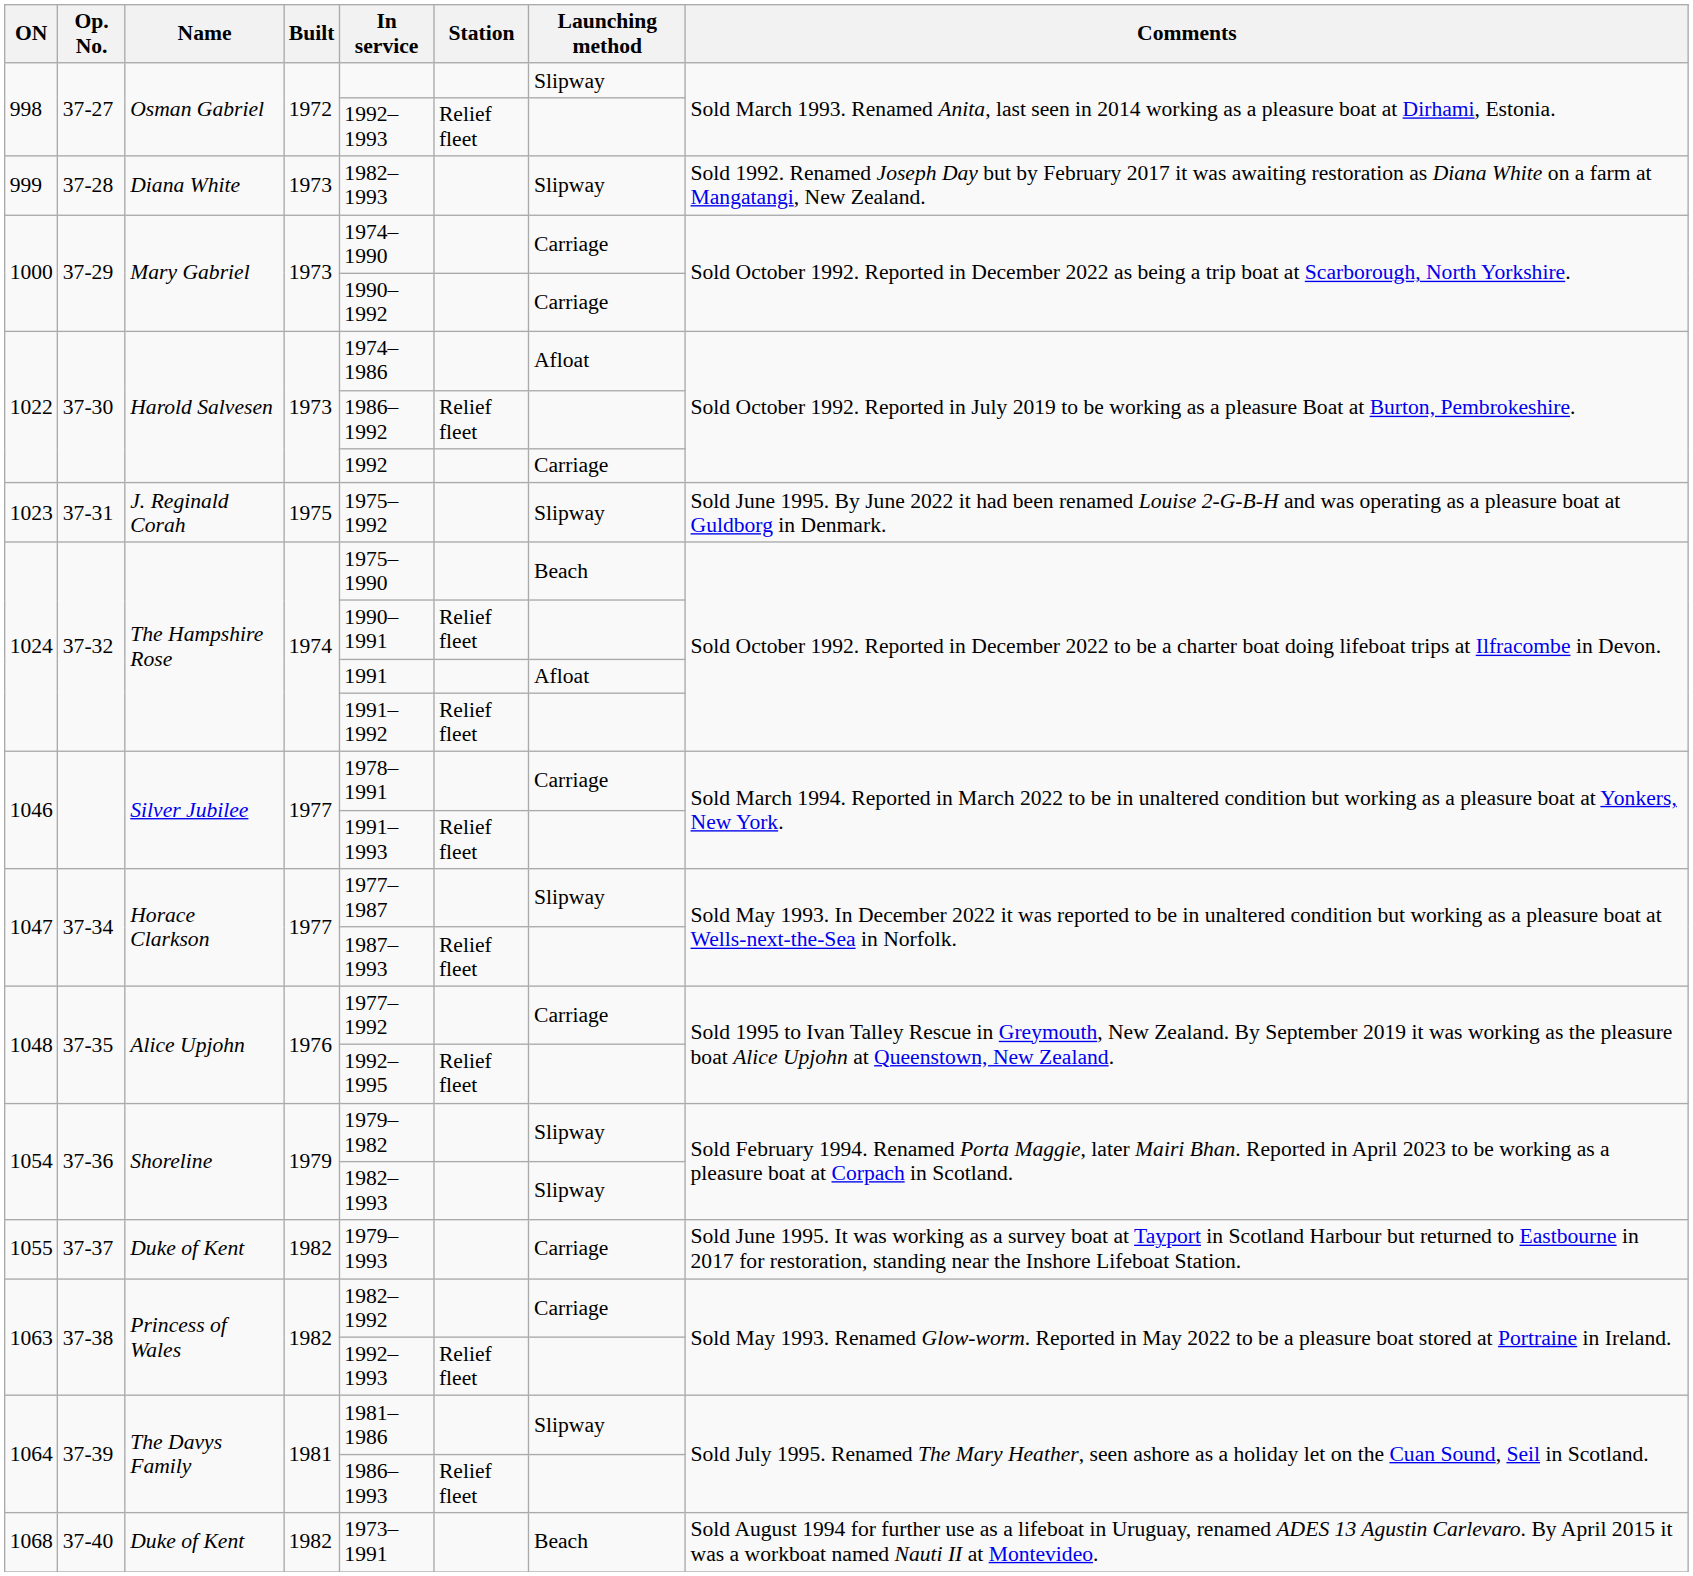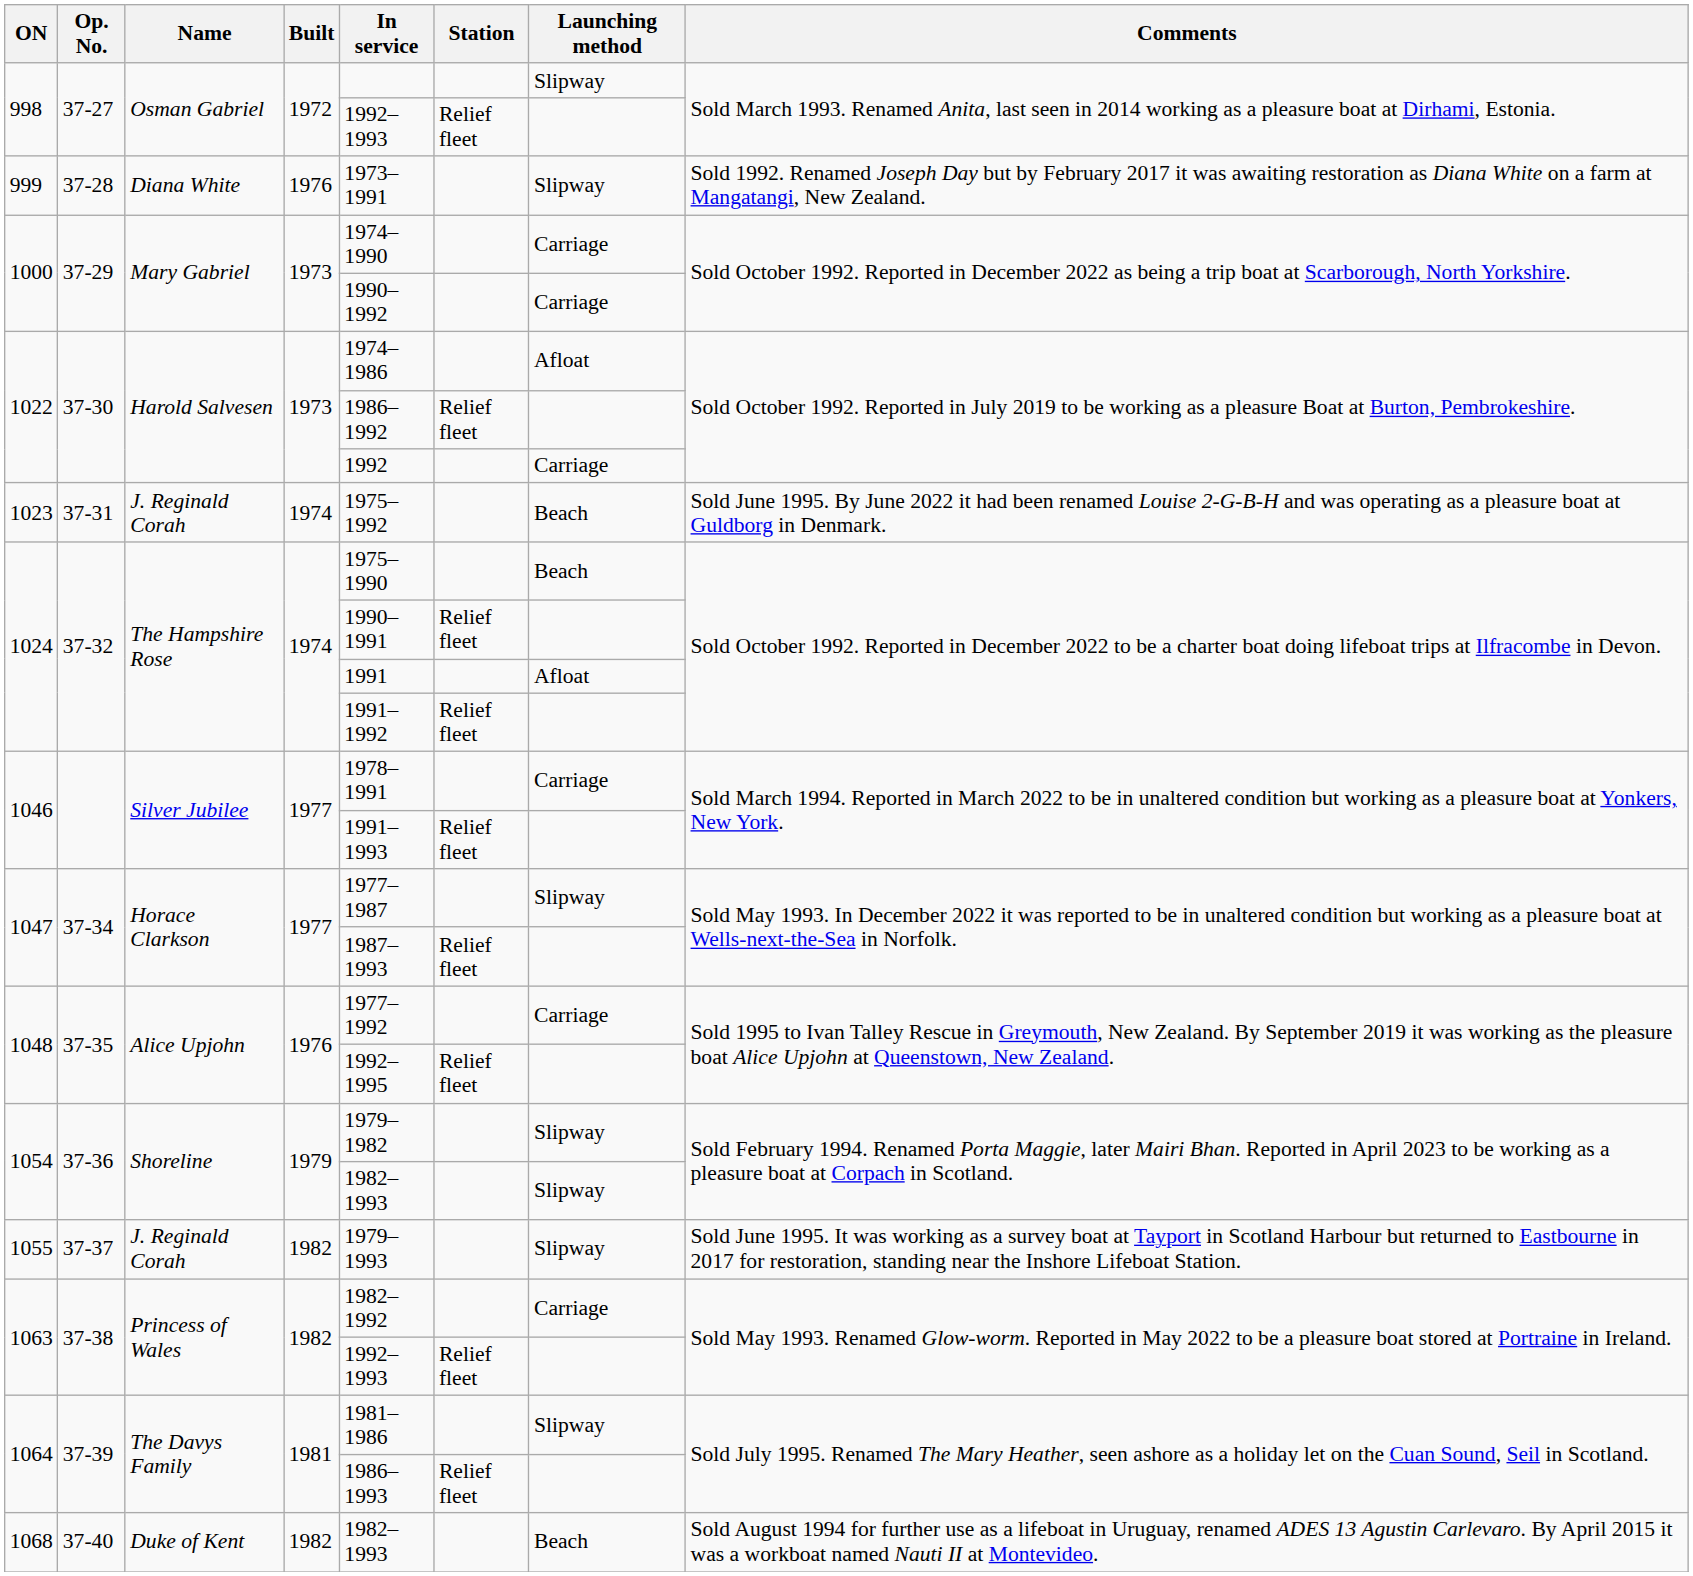(310, 185) 1973 -> (310, 185) 1976
(371, 185) 1982–1993 -> (371, 185) 1973–1991
(310, 512) 1975 -> (310, 512) 1974
(569, 512) Slipway -> (561, 512) Beach
(187, 1249) Duke of Kent -> (179, 1249) J. Reginald Corah
(571, 1249) Carriage -> (569, 1249) Slipway
(371, 1541) 1973–1991 -> (371, 1541) 1982–1993
